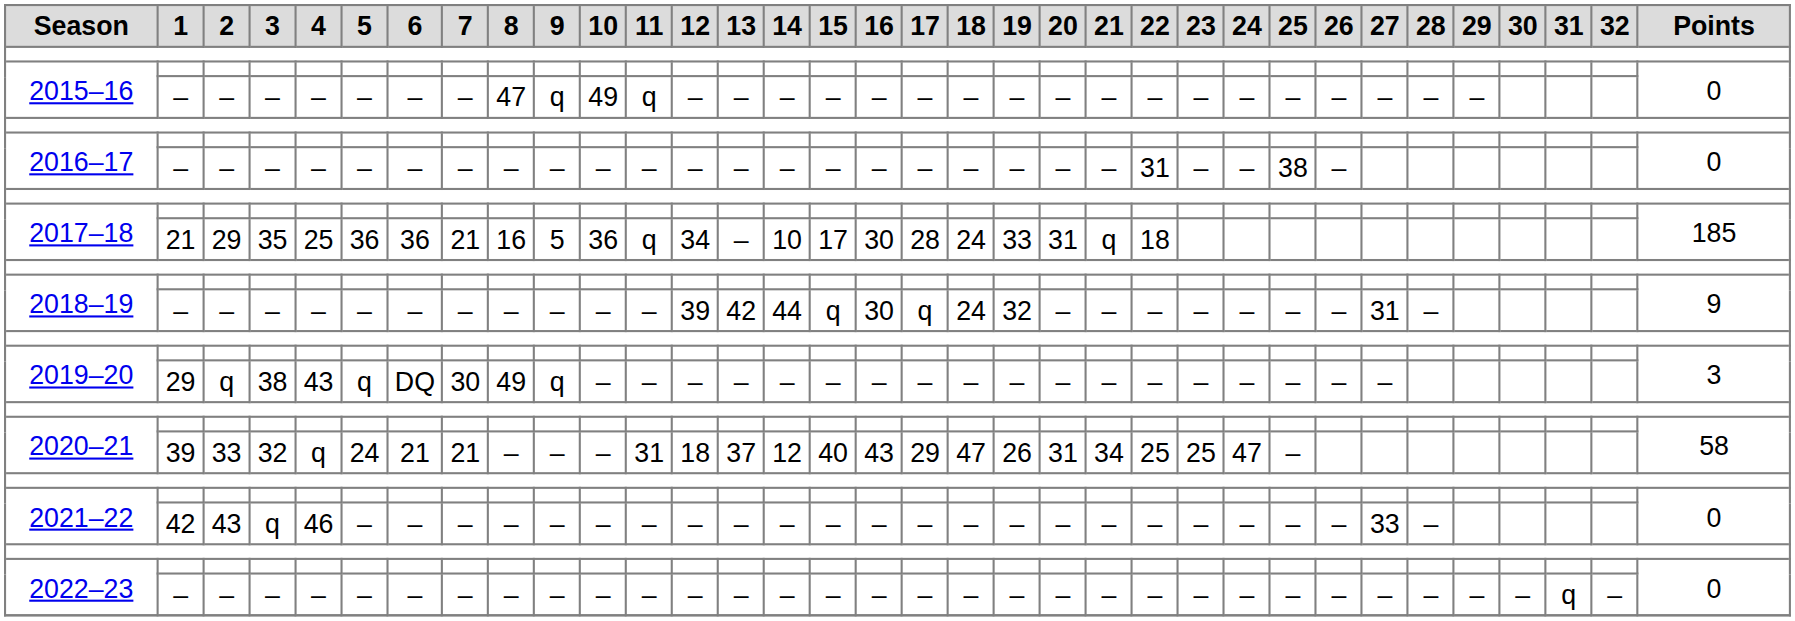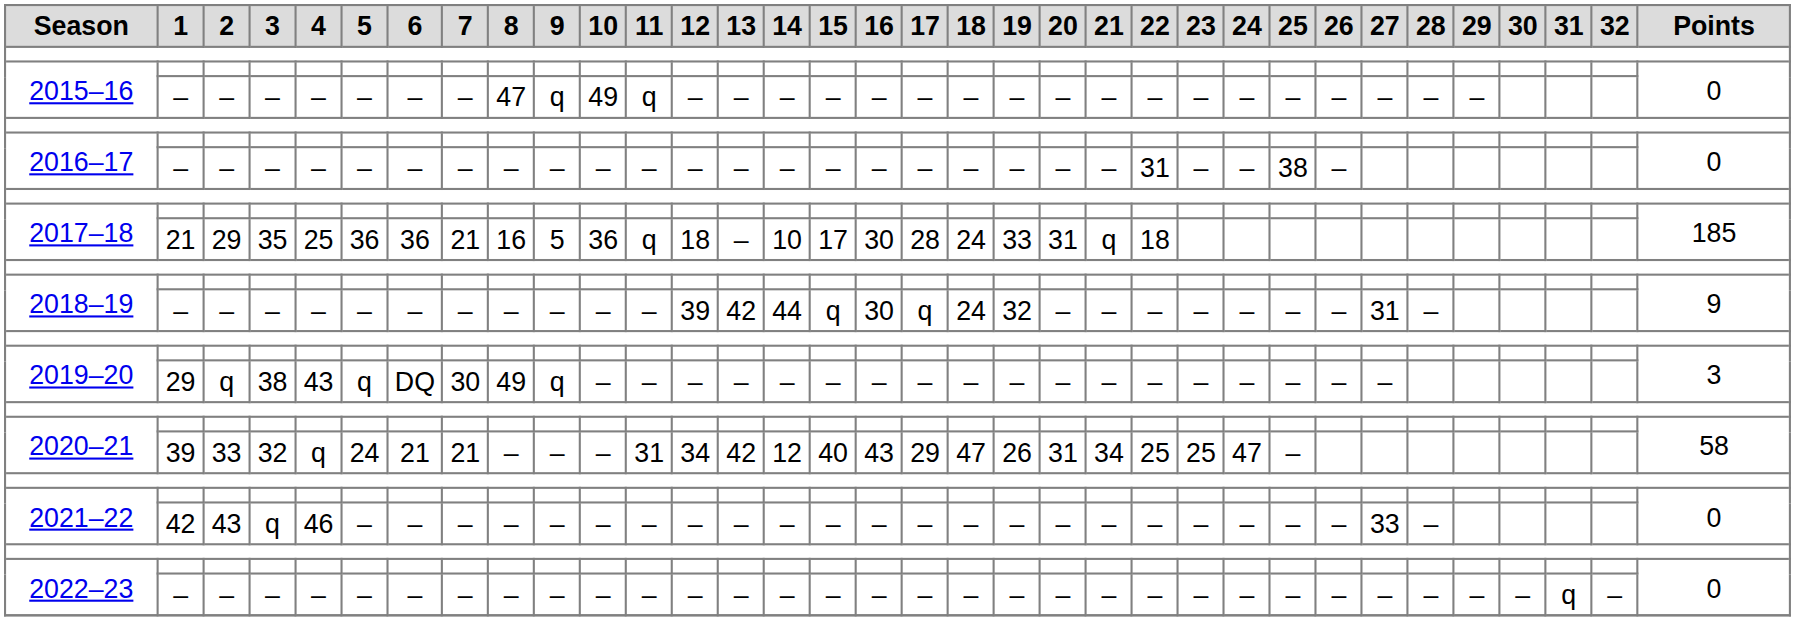(695, 239) 34 -> (695, 239) 18
(695, 452) 18 -> (695, 452) 34
(741, 452) 37 -> (741, 452) 42
